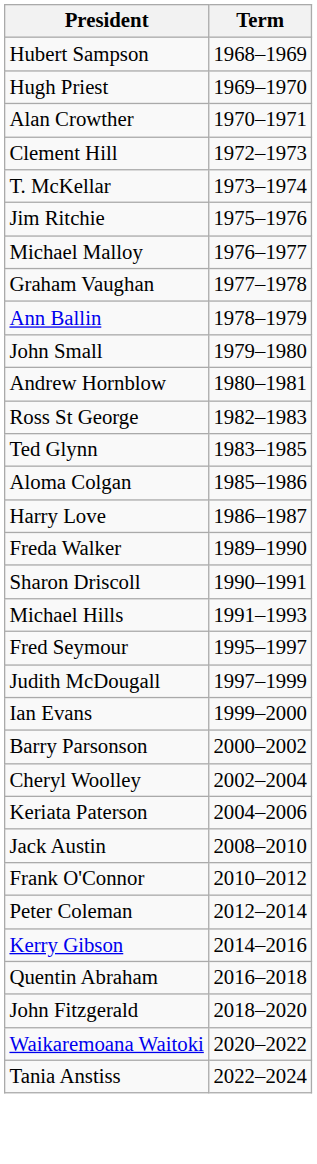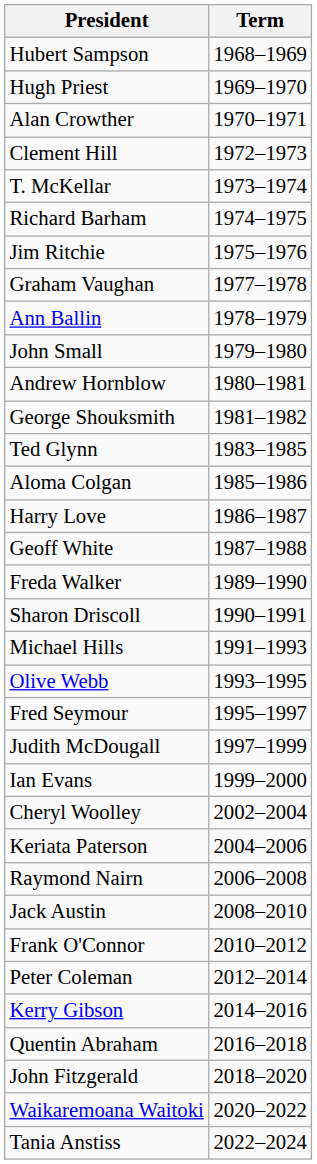+ row: (78, 218)
- row: (76, 251)
+ row: (92, 416)
- row: (74, 416)
+ row: (61, 548)
+ row: (59, 680)
- row: (78, 746)
+ row: (76, 878)
